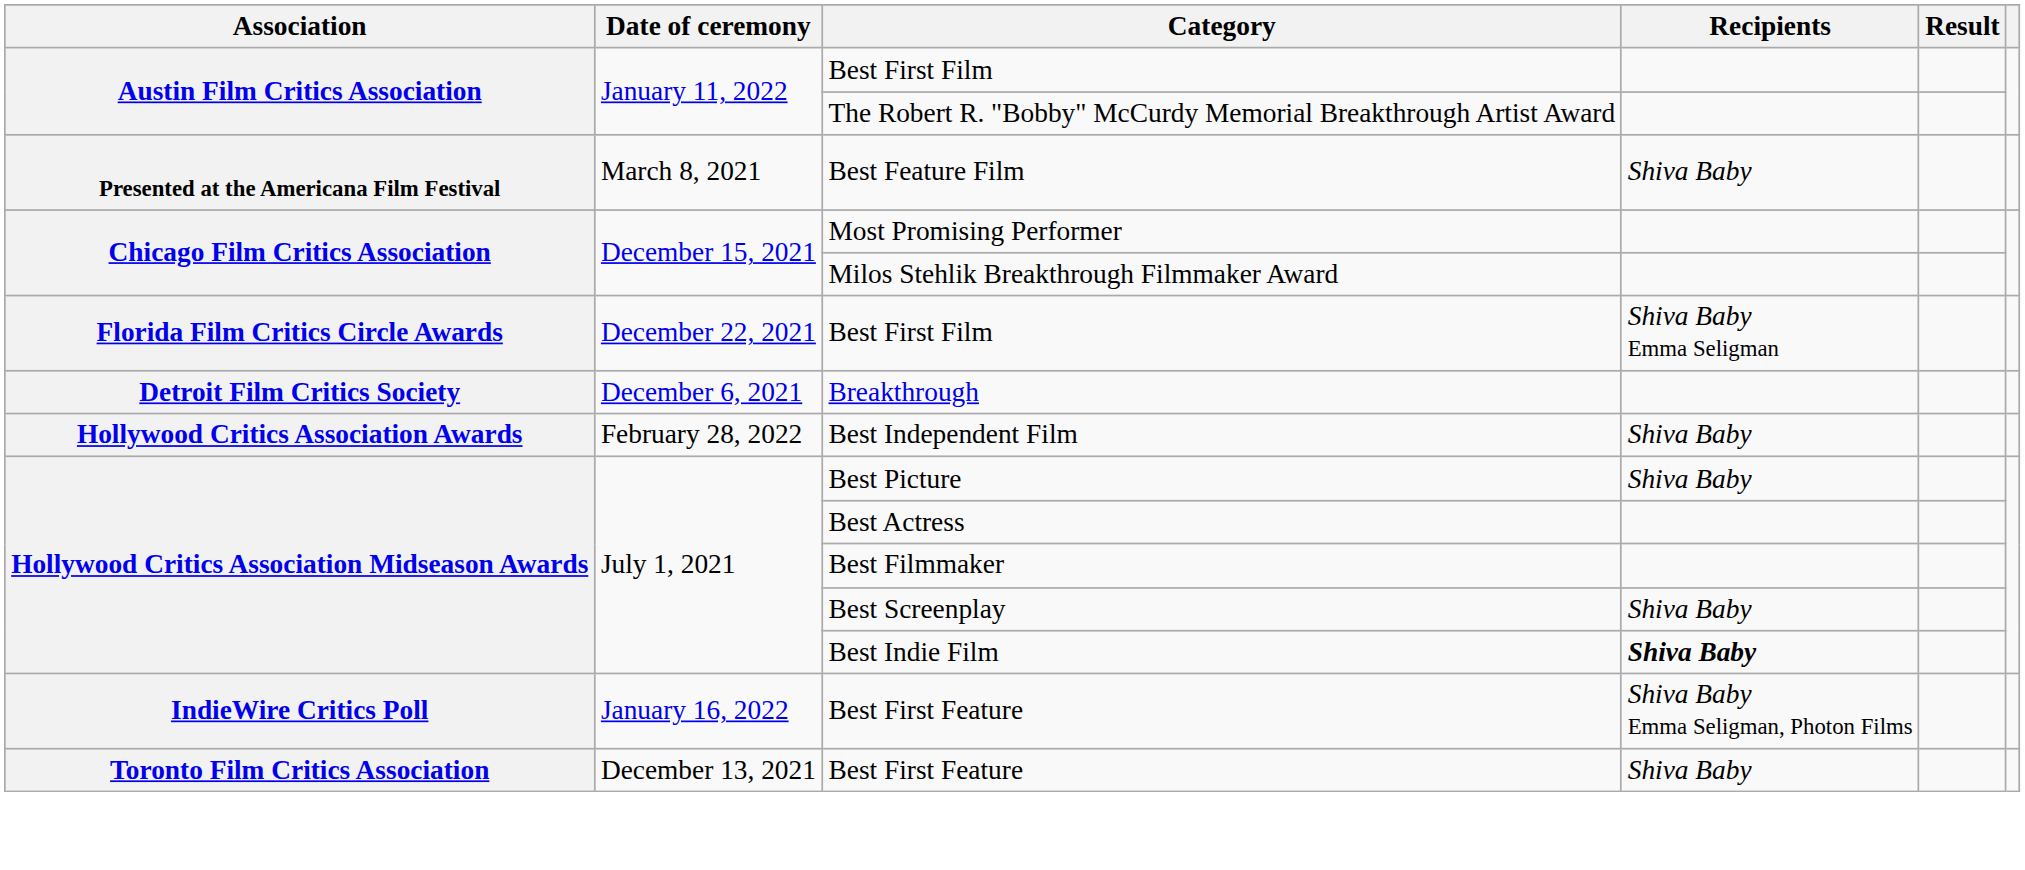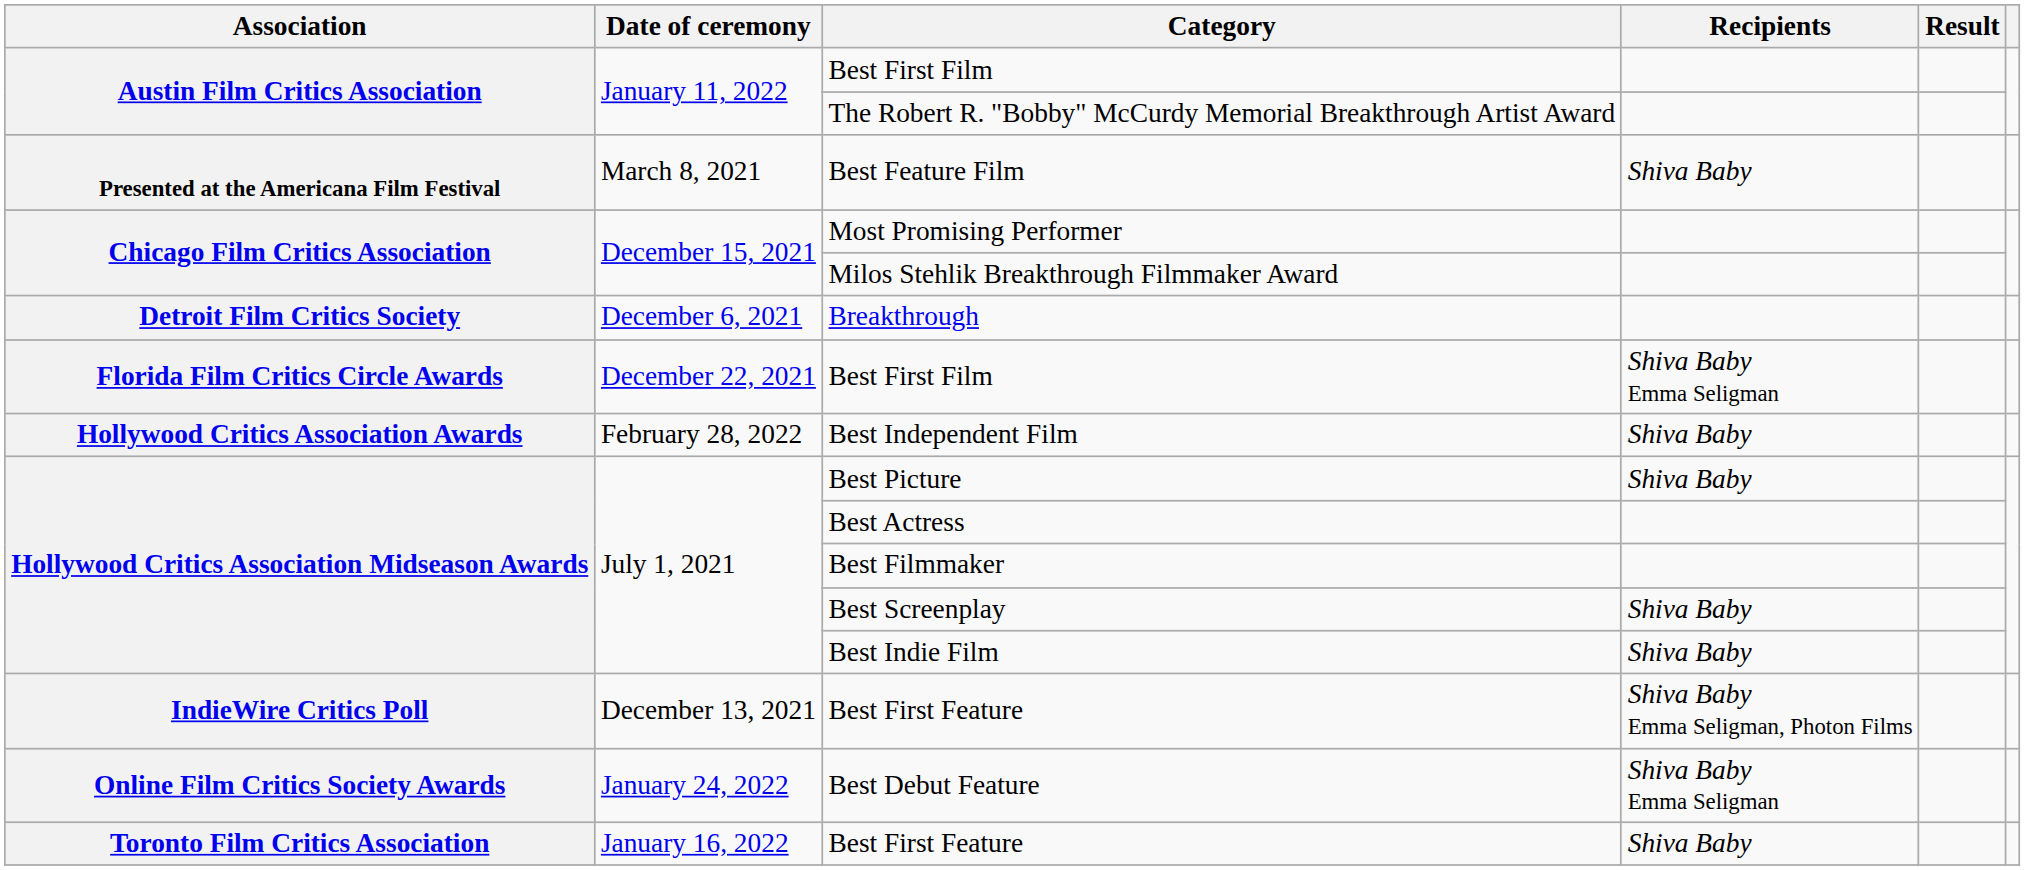rows swapped: (300, 391) <-> (300, 332)
(1692, 651) bold -> (1690, 651) normal
(695, 710) January 16, 2022 -> (708, 710) December 13, 2021
+ row: (300, 784)
(708, 769) December 13, 2021 -> (695, 843) January 16, 2022
